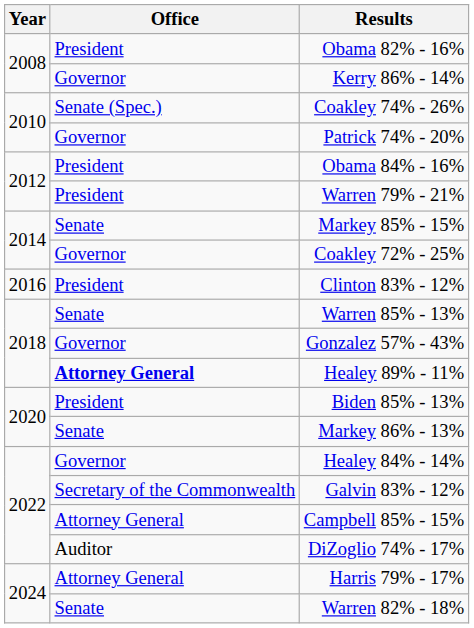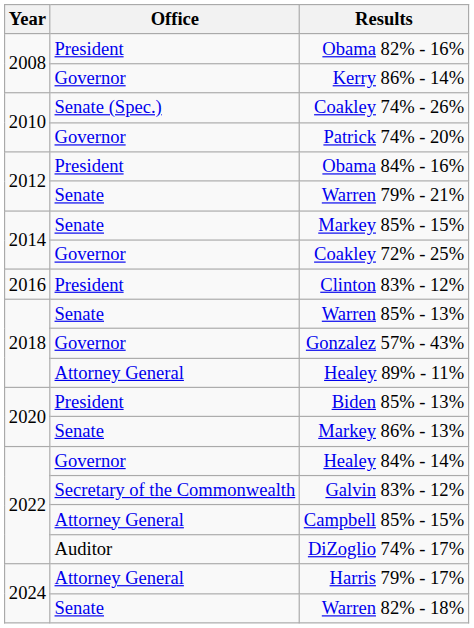(89, 195) President -> (79, 195) Senate
(124, 372) bold -> (119, 372) normal
